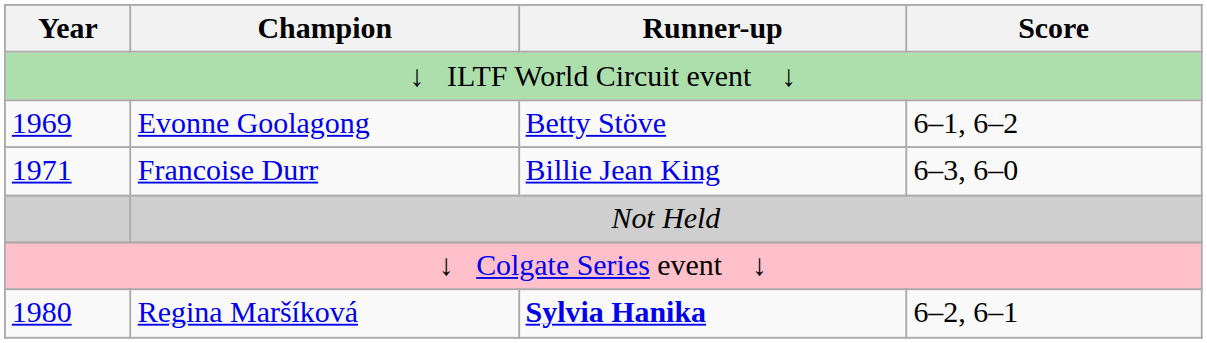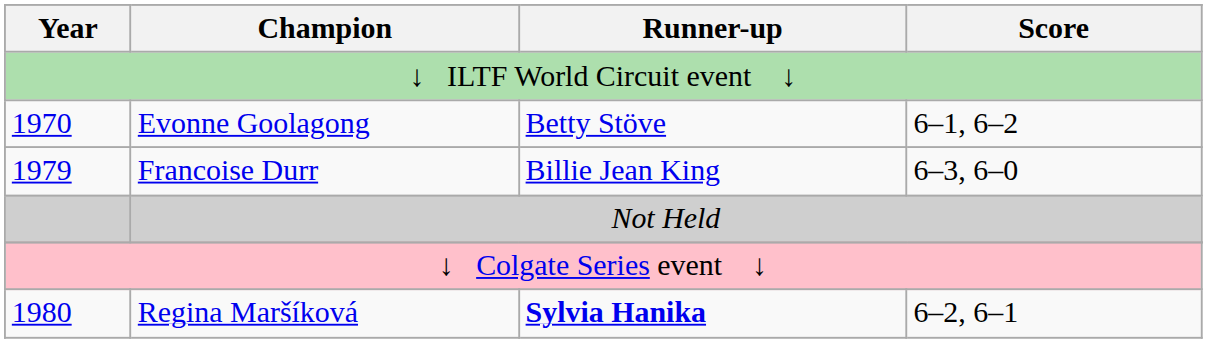(42, 123) 1969 -> (42, 123) 1970
(42, 170) 1971 -> (42, 170) 1979
